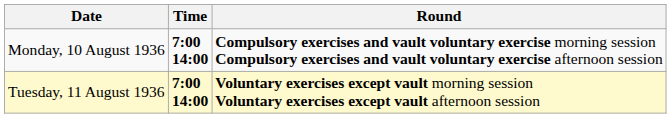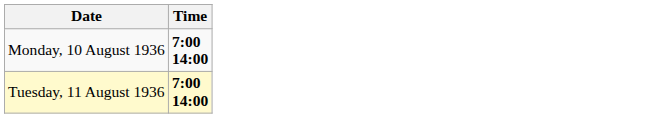- column: (439, 16)
